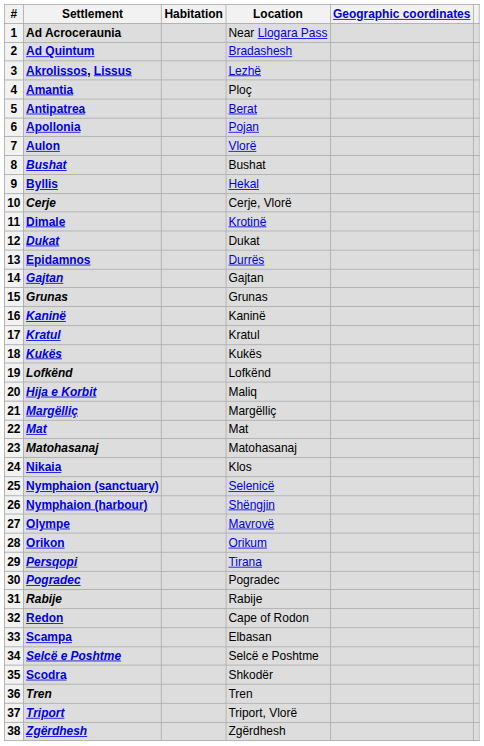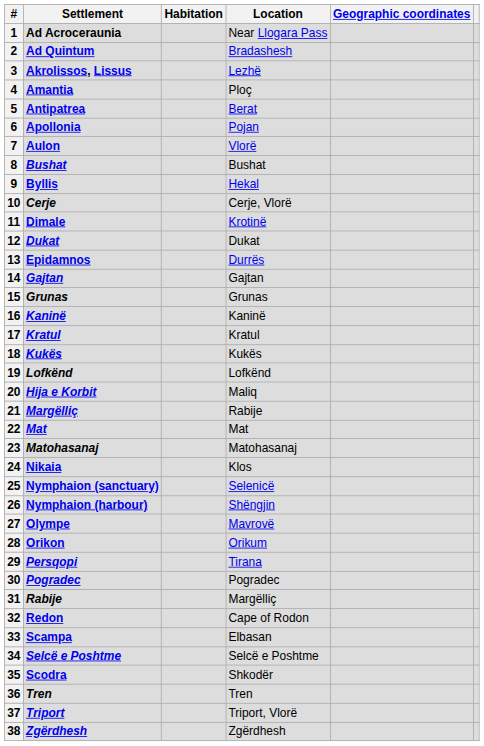(252, 411) Margëlliç -> (245, 411) Rabije
(245, 600) Rabije -> (252, 600) Margëlliç
